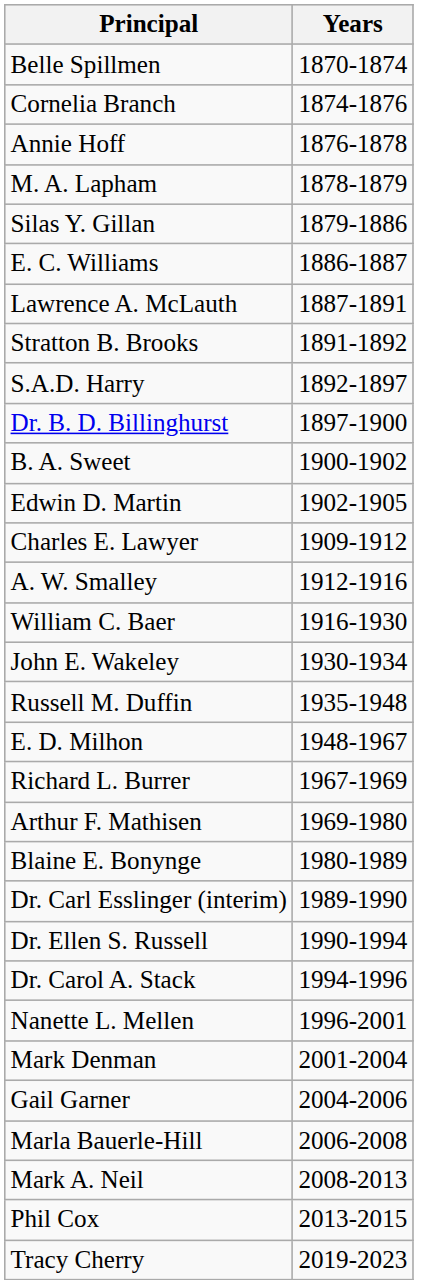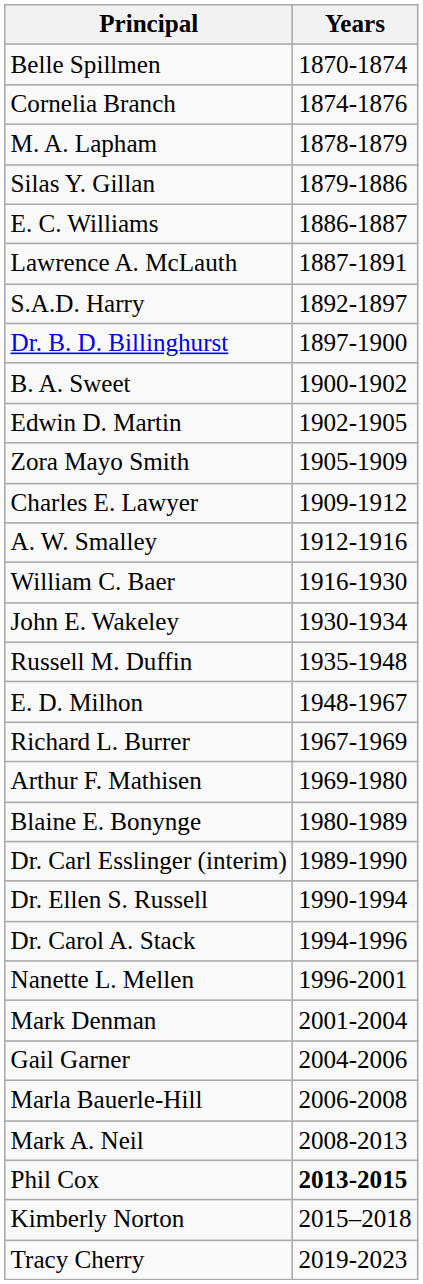- row: (68, 143)
- row: (104, 343)
+ row: (100, 462)
(353, 1219) normal -> (353, 1179) bold
+ row: (97, 1219)
